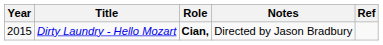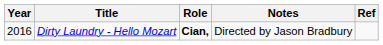(19, 31) 2015 -> (19, 31) 2016
